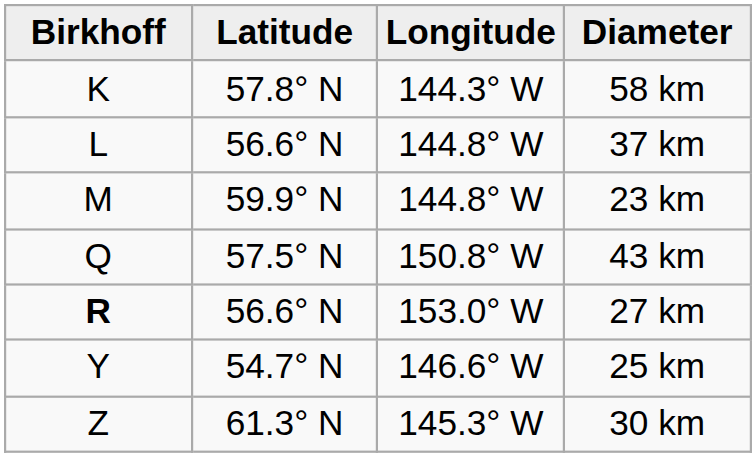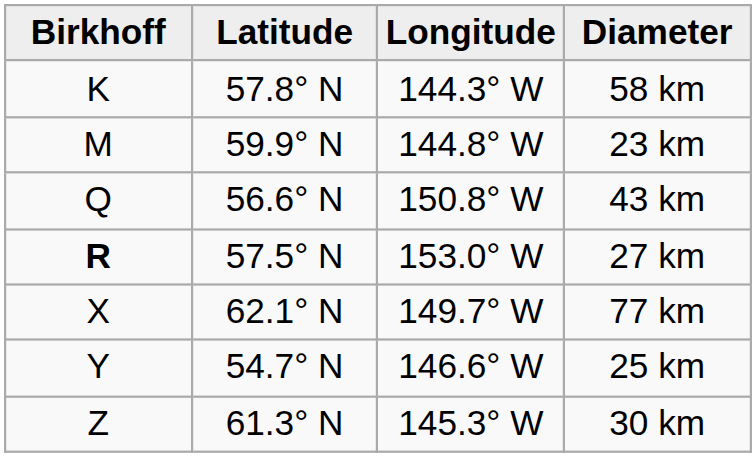- row: (657, 144)
(285, 255) 57.5° N -> (285, 199) 56.6° N
(285, 311) 56.6° N -> (285, 255) 57.5° N
+ row: (657, 311)
